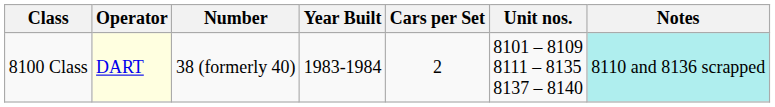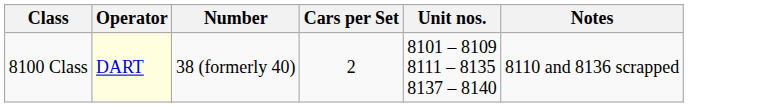- column: (343, 18)
(678, 67) paleturquoise background -> (592, 67) no background
